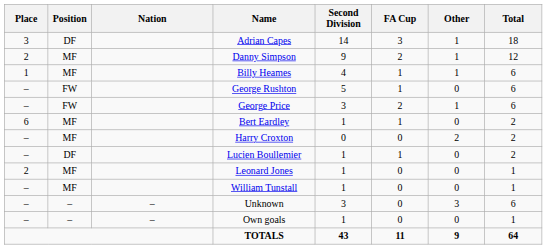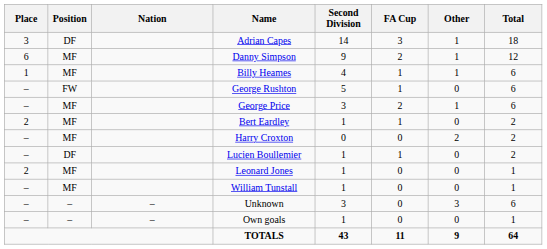(26, 57) 2 -> (26, 57) 6
(70, 105) FW -> (70, 105) MF
(26, 122) 6 -> (26, 122) 2
